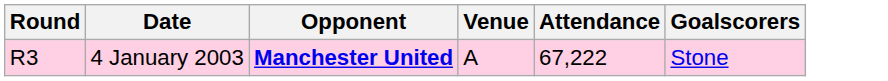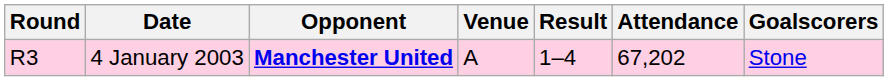+ column: (573, 22)
(573, 57) 67,222 -> (651, 57) 67,202
